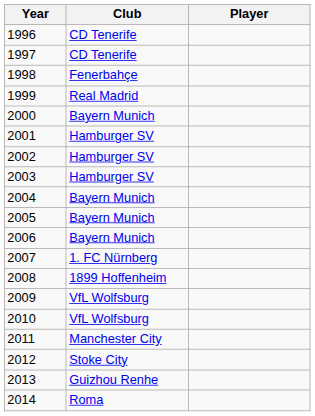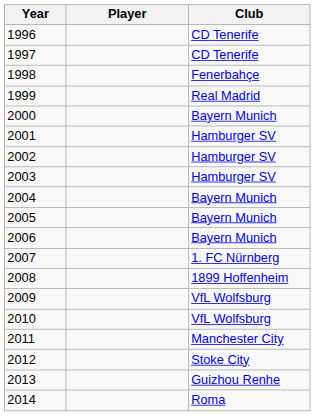columns swapped: (249, 14) <-> (127, 14)
